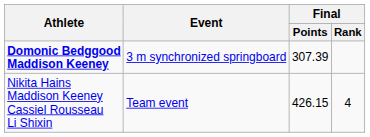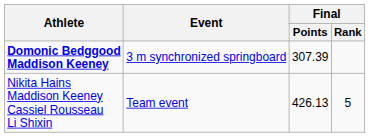(310, 103) 426.15 -> (310, 103) 426.13
(348, 103) 4 -> (348, 103) 5
